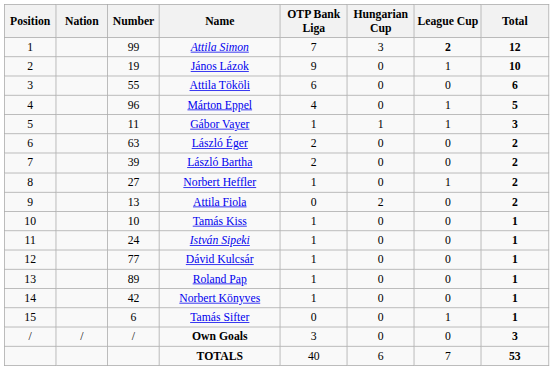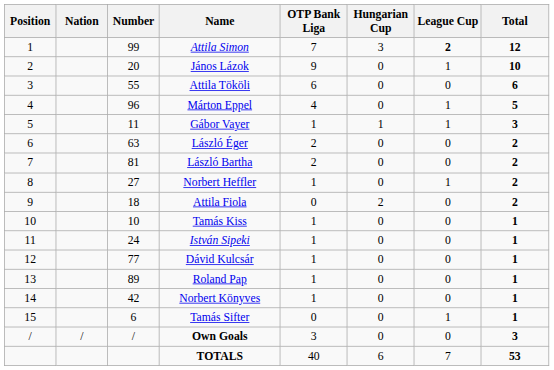(133, 66) 19 -> (133, 66) 20
(133, 163) 39 -> (133, 163) 81
(133, 201) 13 -> (133, 201) 18
